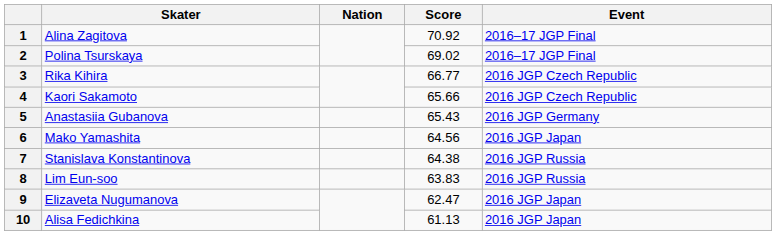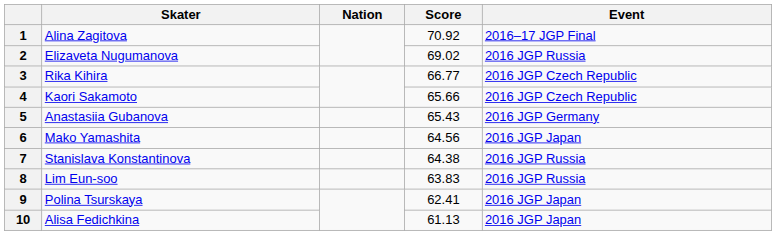(94, 55) Polina Tsurskaya -> (111, 55) Elizaveta Nugumanova
(540, 55) 2016–17 JGP Final -> (535, 55) 2016 JGP Russia
(111, 199) Elizaveta Nugumanova -> (94, 199) Polina Tsurskaya
(443, 199) 62.47 -> (443, 199) 62.41
